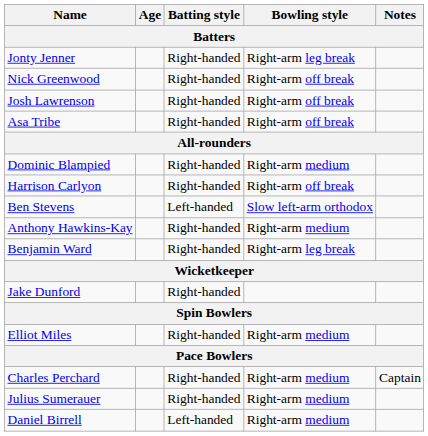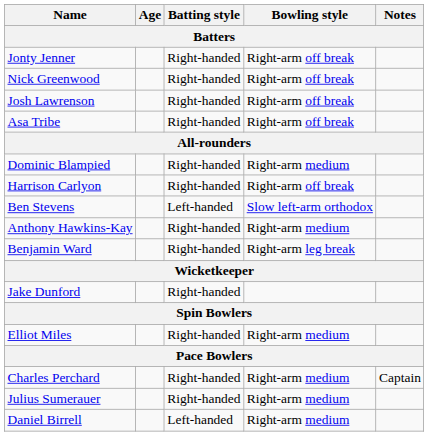(301, 57) Right-arm leg break -> (300, 57) Right-arm off break
